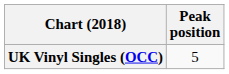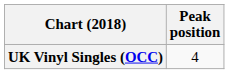(195, 56) 5 -> (195, 56) 4
